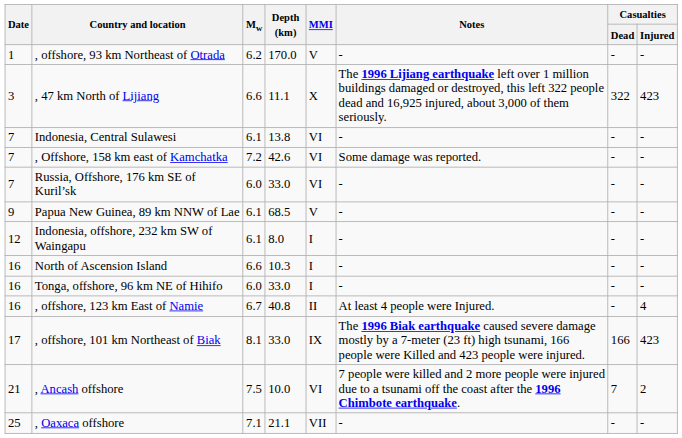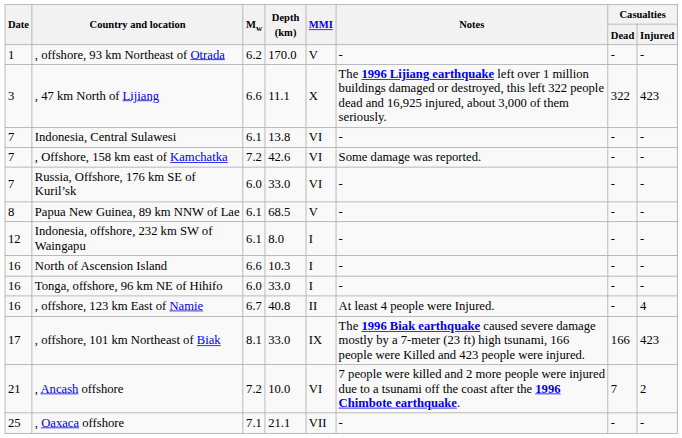(11, 211) 9 -> (11, 211) 8
(254, 388) 7.5 -> (254, 388) 7.2
